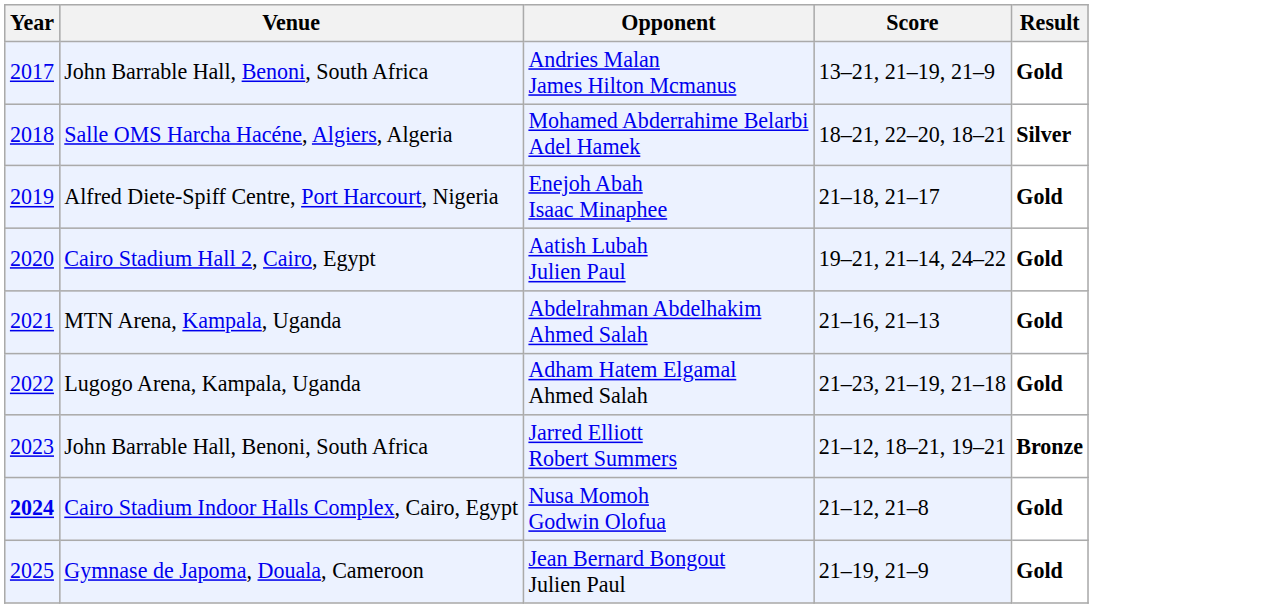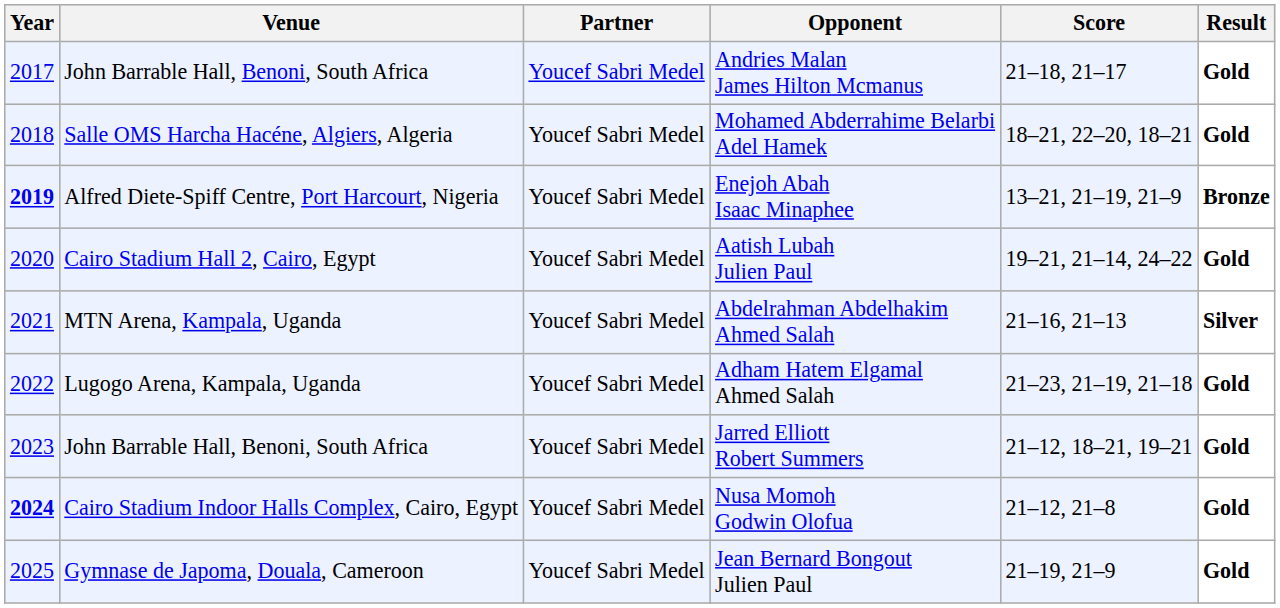+ column: (617, 23)
(907, 72) 13–21, 21–19, 21–9 -> (1066, 72) 21–18, 21–17
(1044, 134) Silver -> (1226, 134) Gold
(32, 197) normal -> (32, 197) bold
(879, 197) 21–18, 21–17 -> (1094, 197) 13–21, 21–19, 21–9
(1040, 197) Gold -> (1236, 197) Bronze
(1040, 321) Gold -> (1230, 321) Silver
(1050, 446) Bronze -> (1226, 446) Gold
